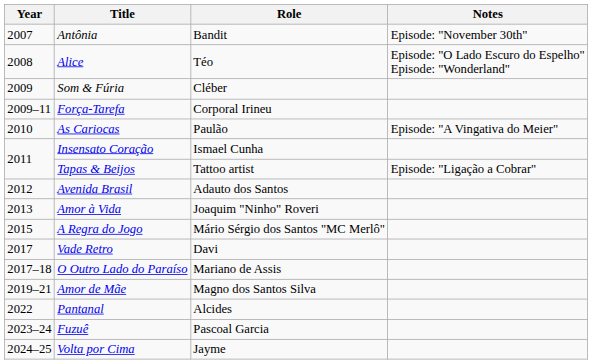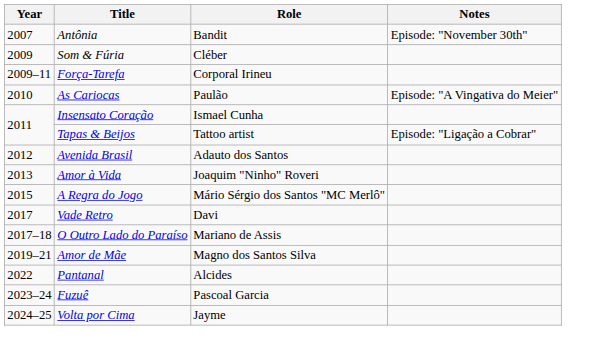- row: (70, 61)
